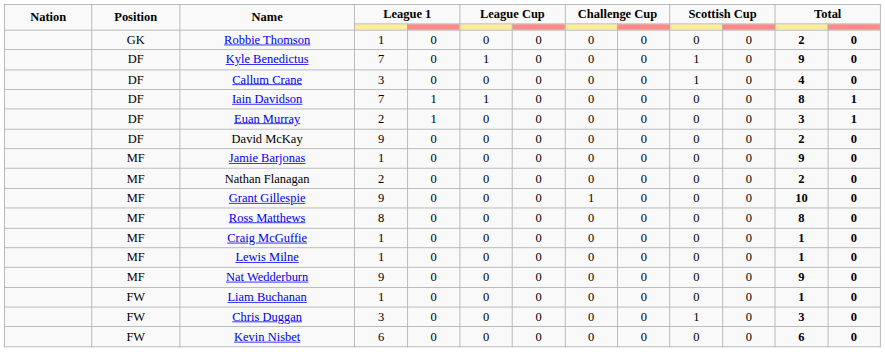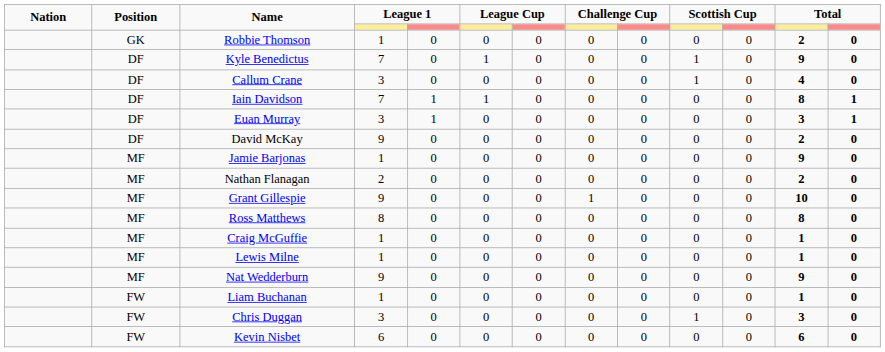(381, 119) 2 -> (381, 119) 3
